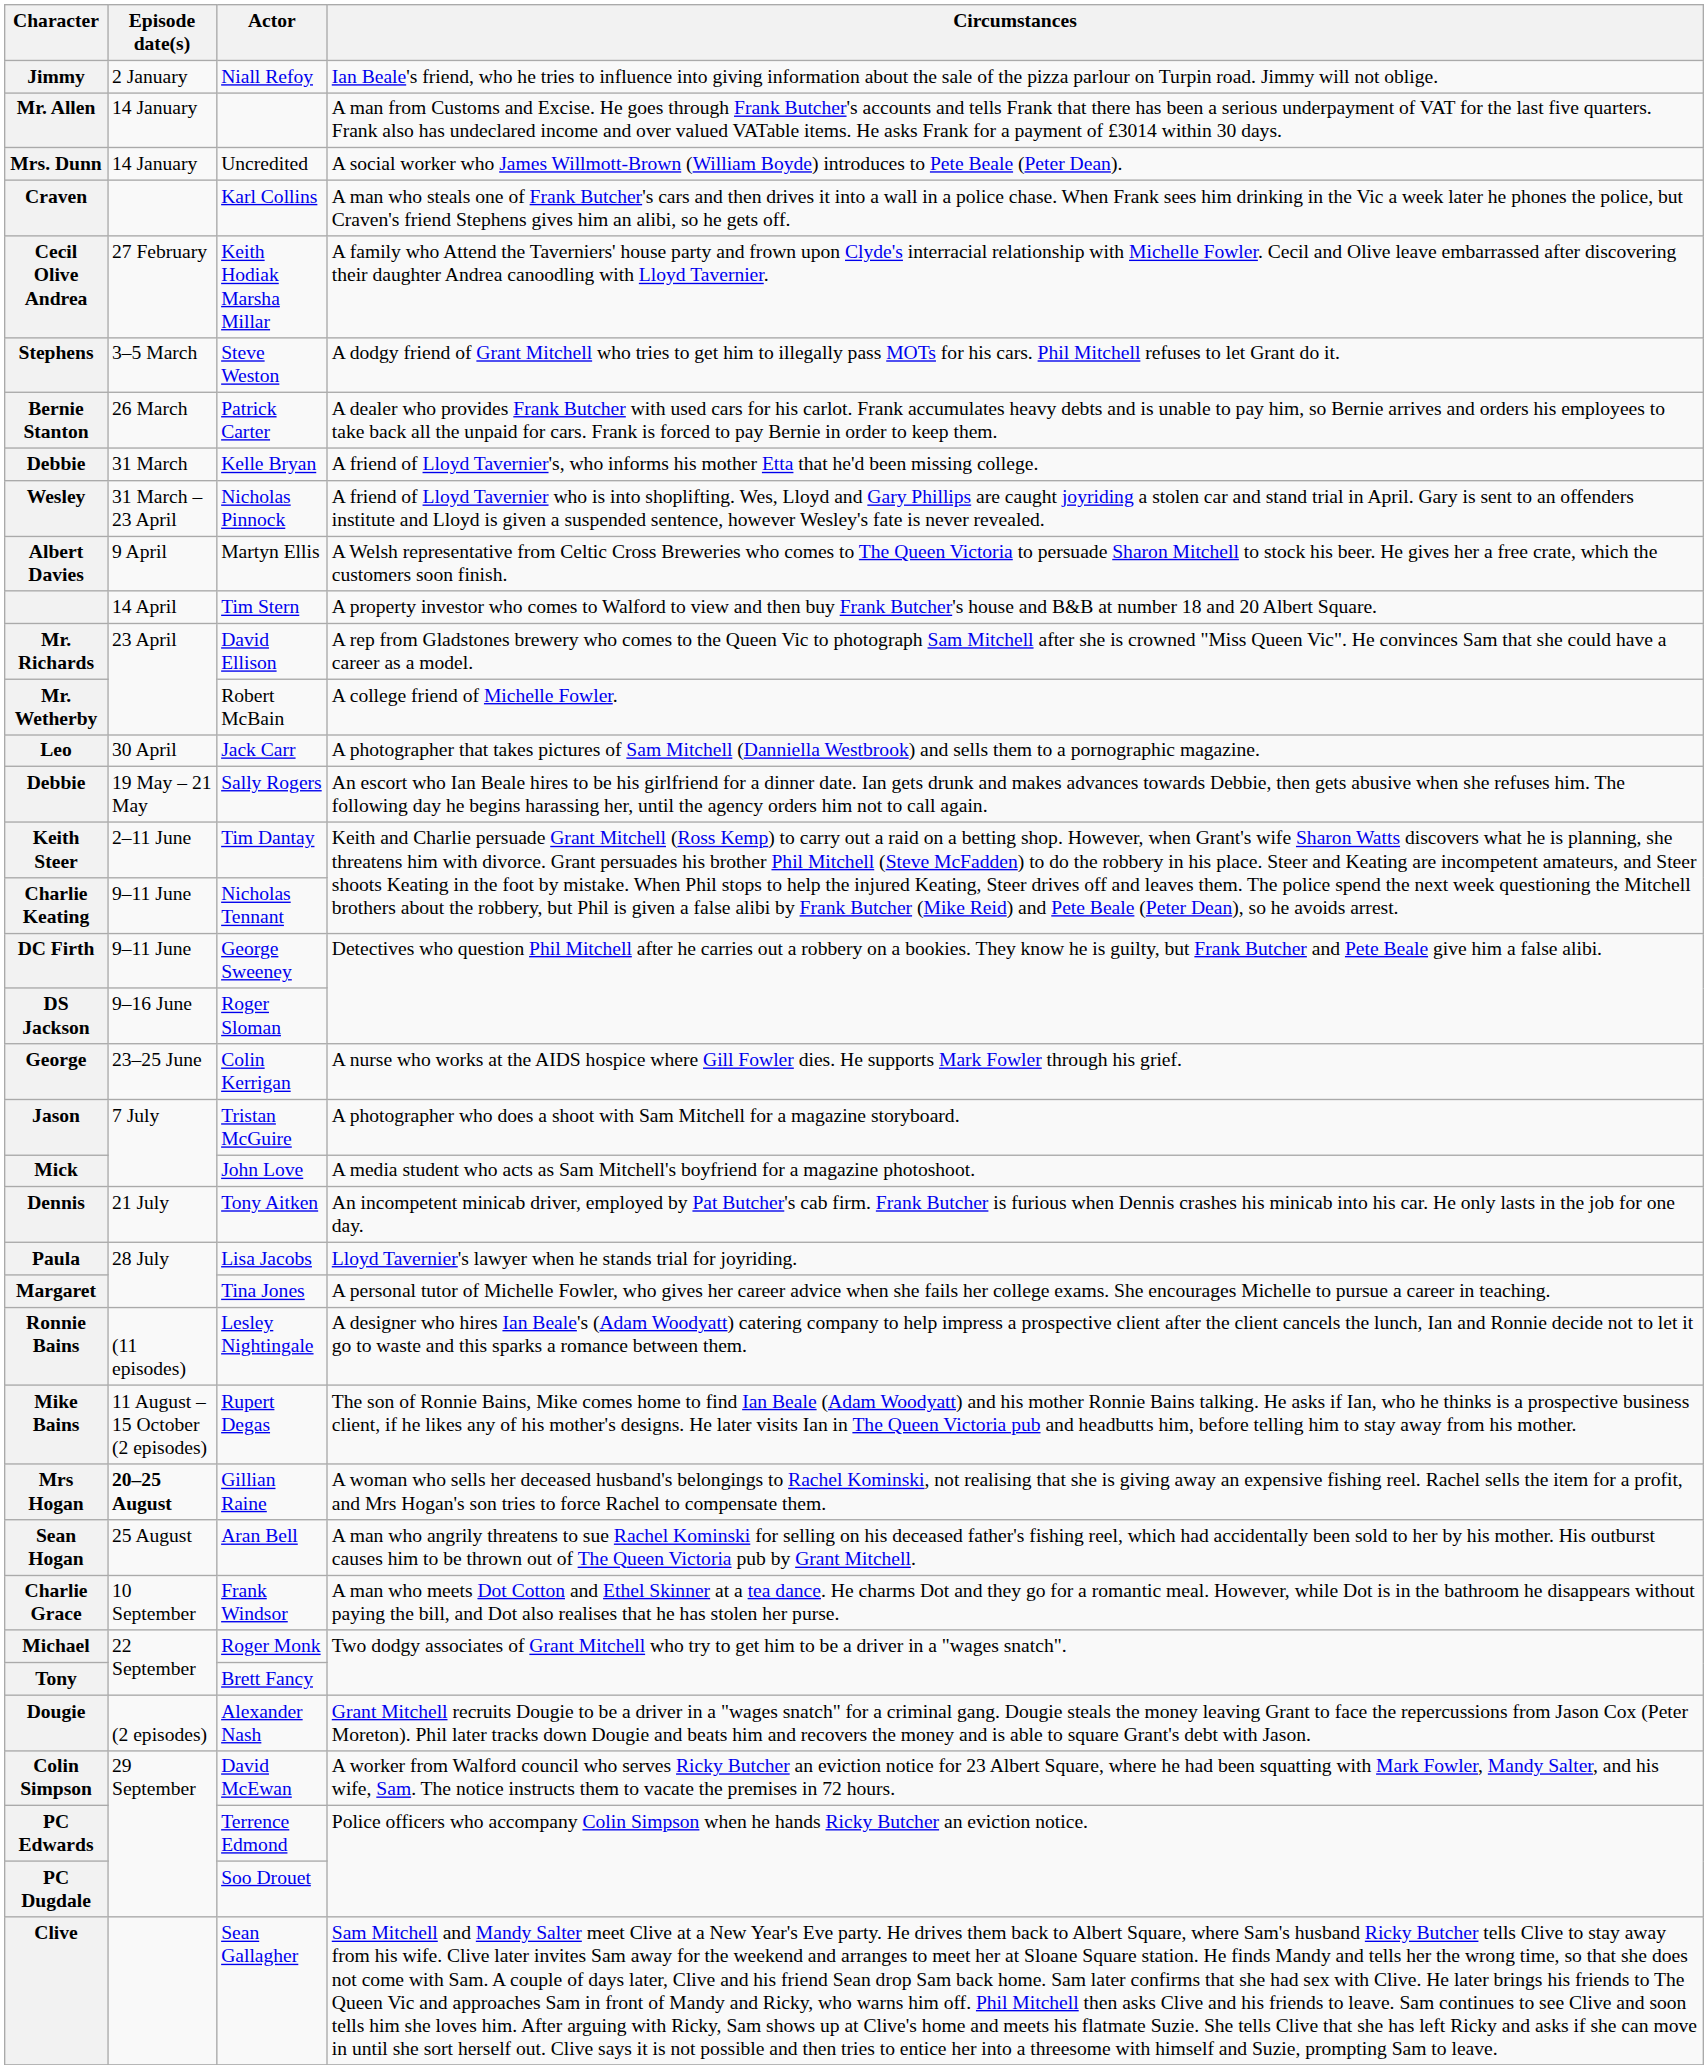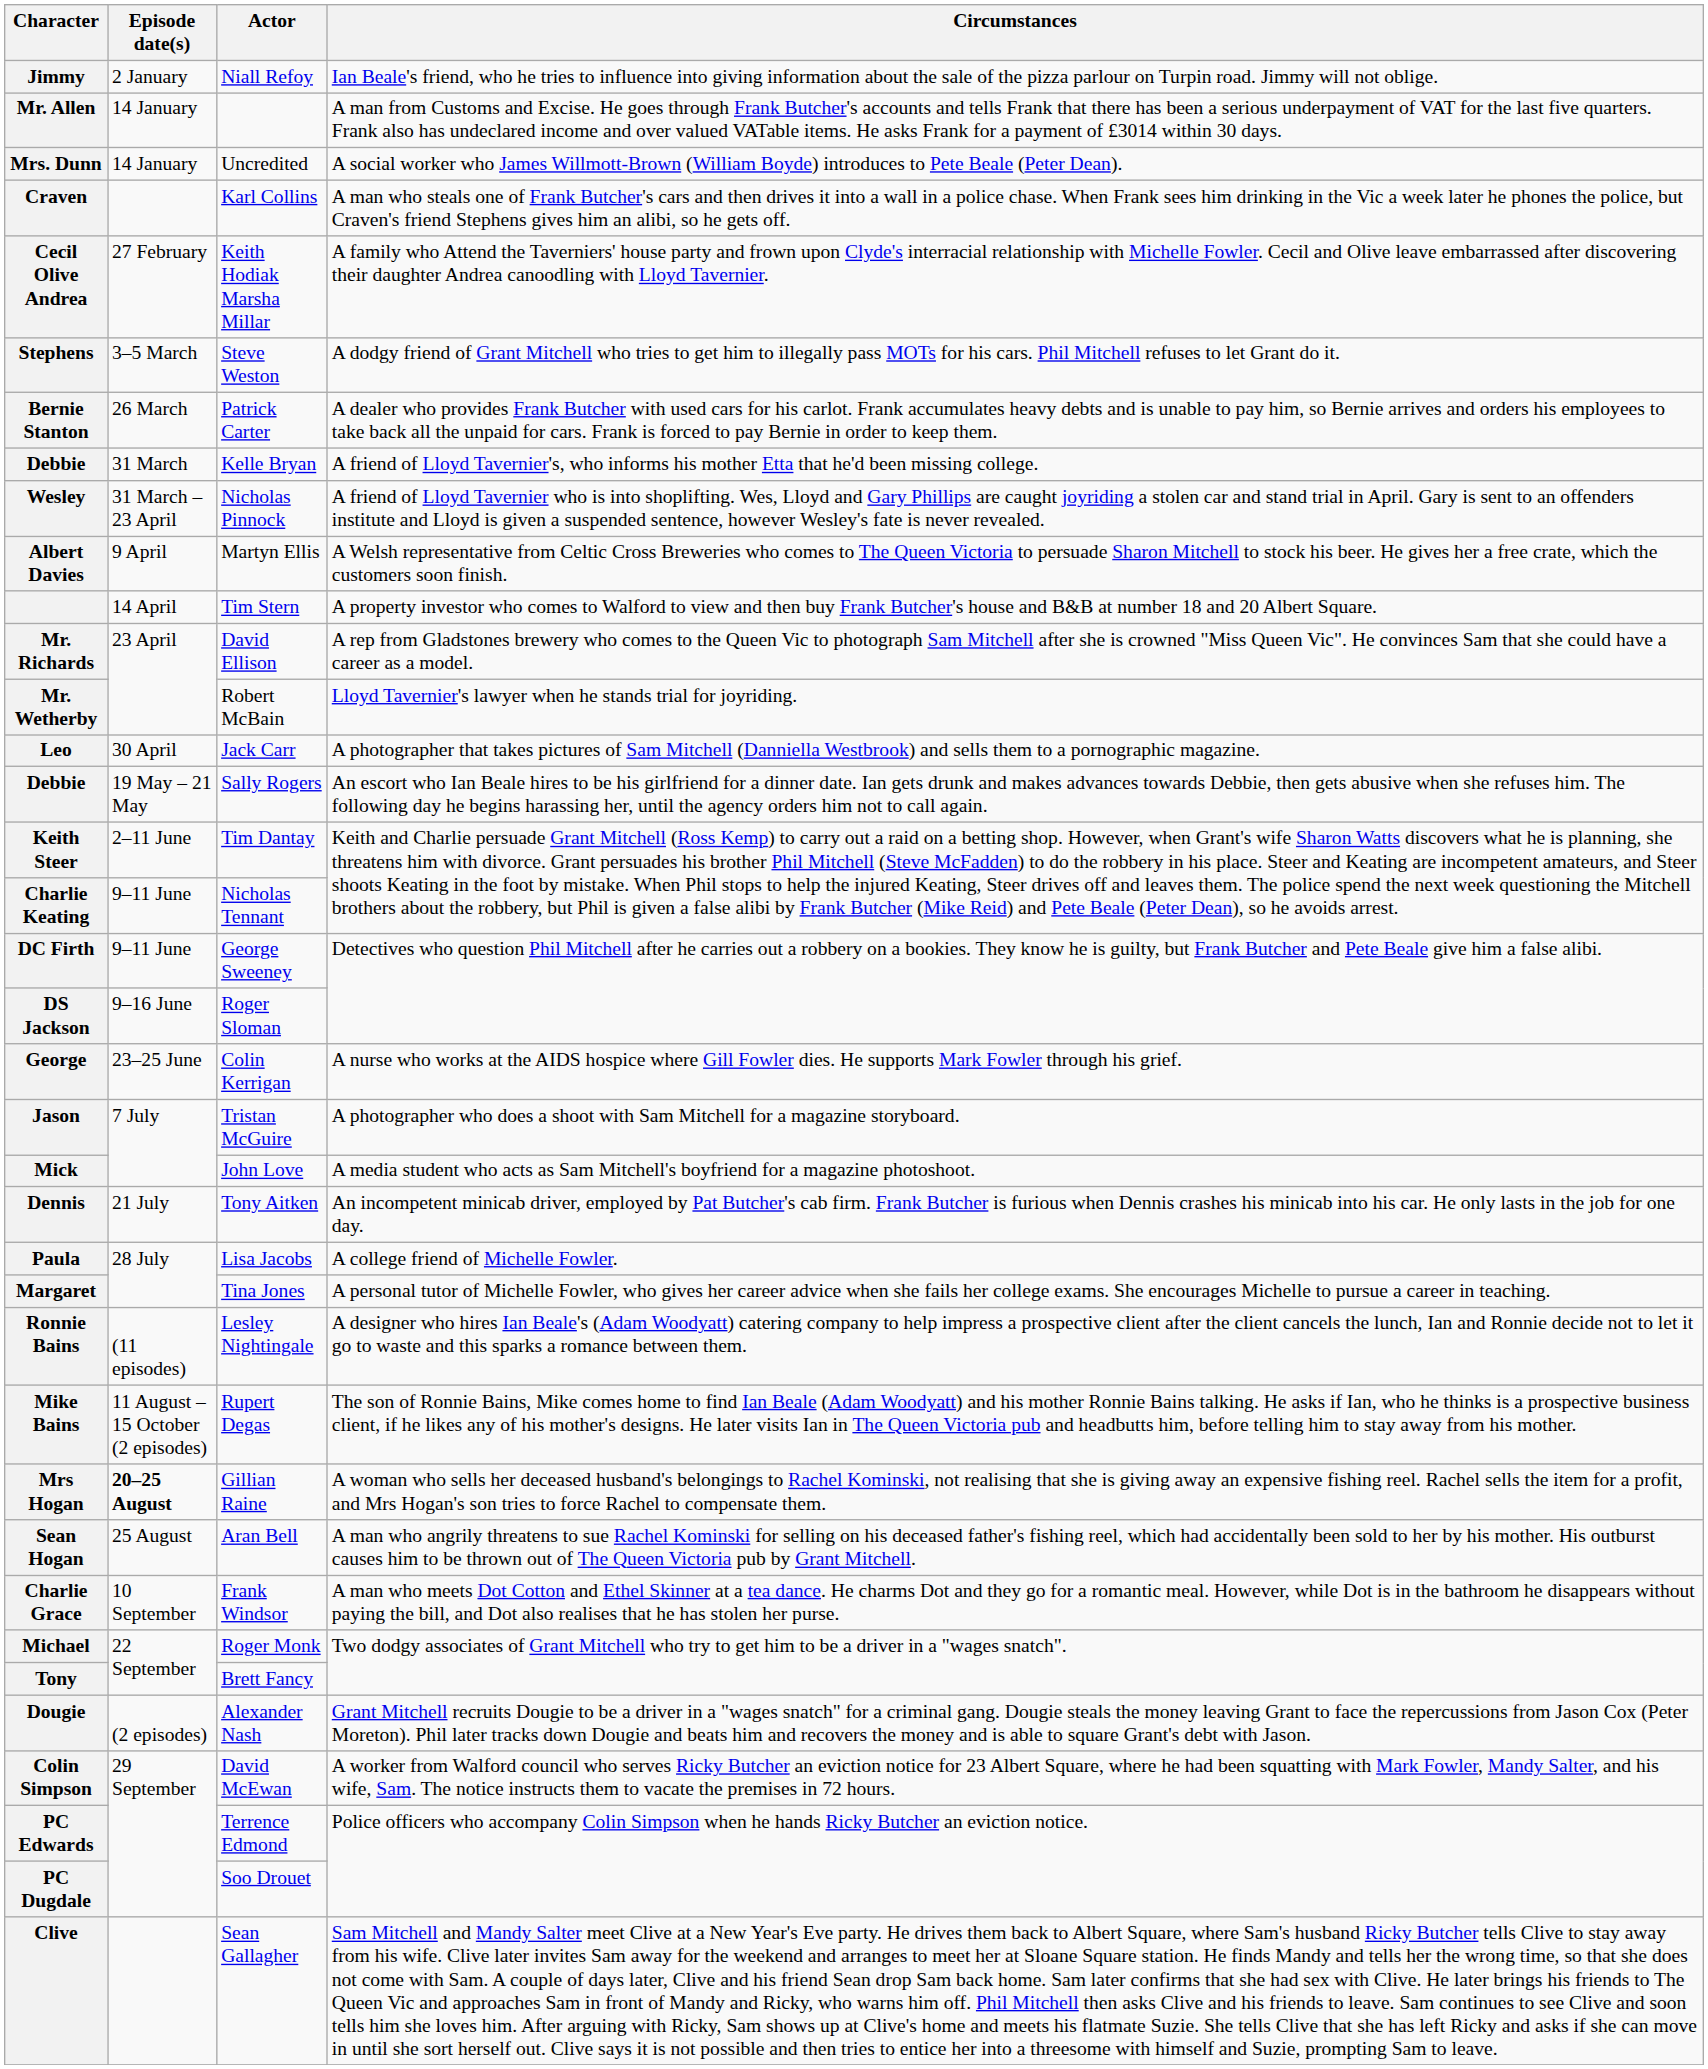(475, 695) A college friend of Michelle Fowler. -> (564, 695) Lloyd Tavernier's lawyer when he stands trial for joyriding.
(564, 1258) Lloyd Tavernier's lawyer when he stands trial for joyriding. -> (475, 1258) A college friend of Michelle Fowler.
